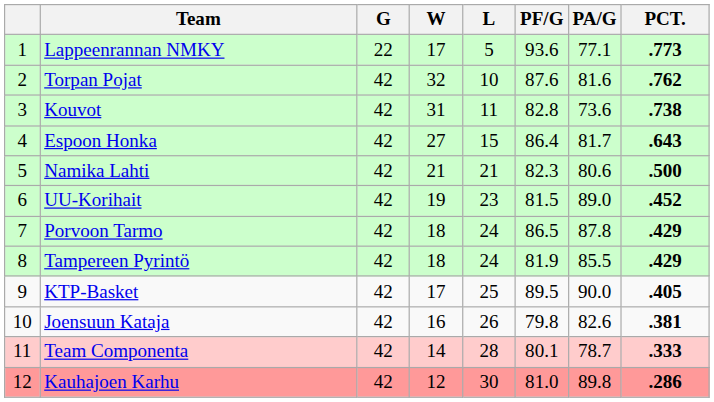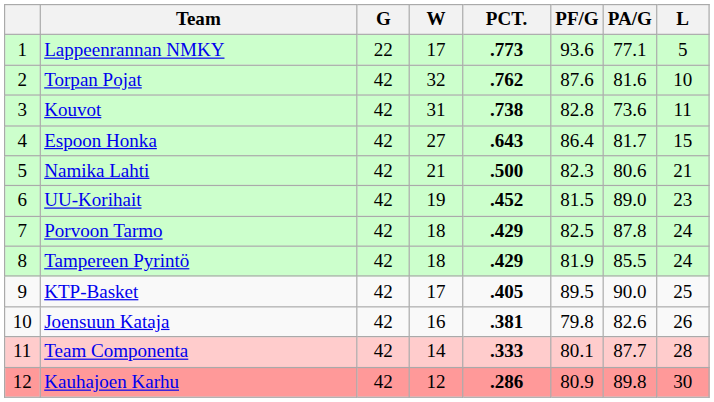columns swapped: (489, 19) <-> (665, 19)
(542, 230) 86.5 -> (577, 230) 82.5
(595, 351) 78.7 -> (630, 351) 87.7
(542, 381) 81.0 -> (577, 381) 80.9
